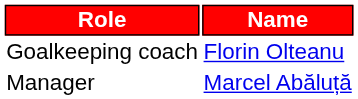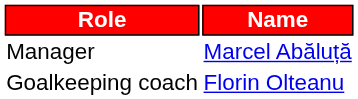rows swapped: (50, 82) <-> (102, 52)
